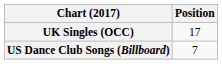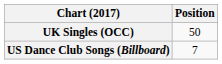(195, 31) 17 -> (195, 31) 50
